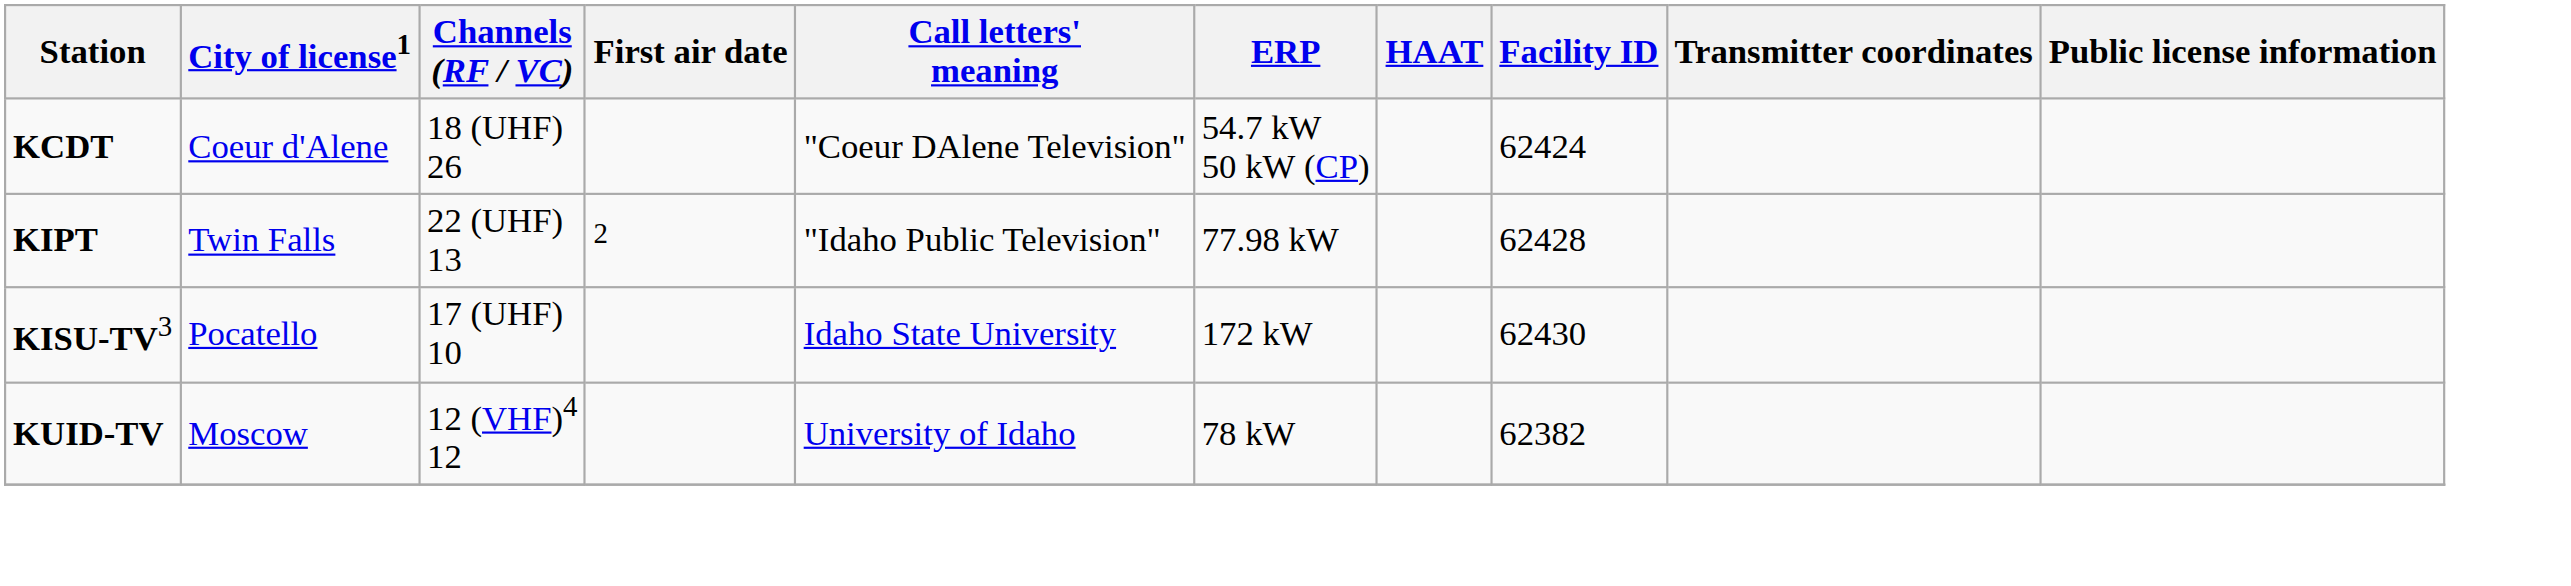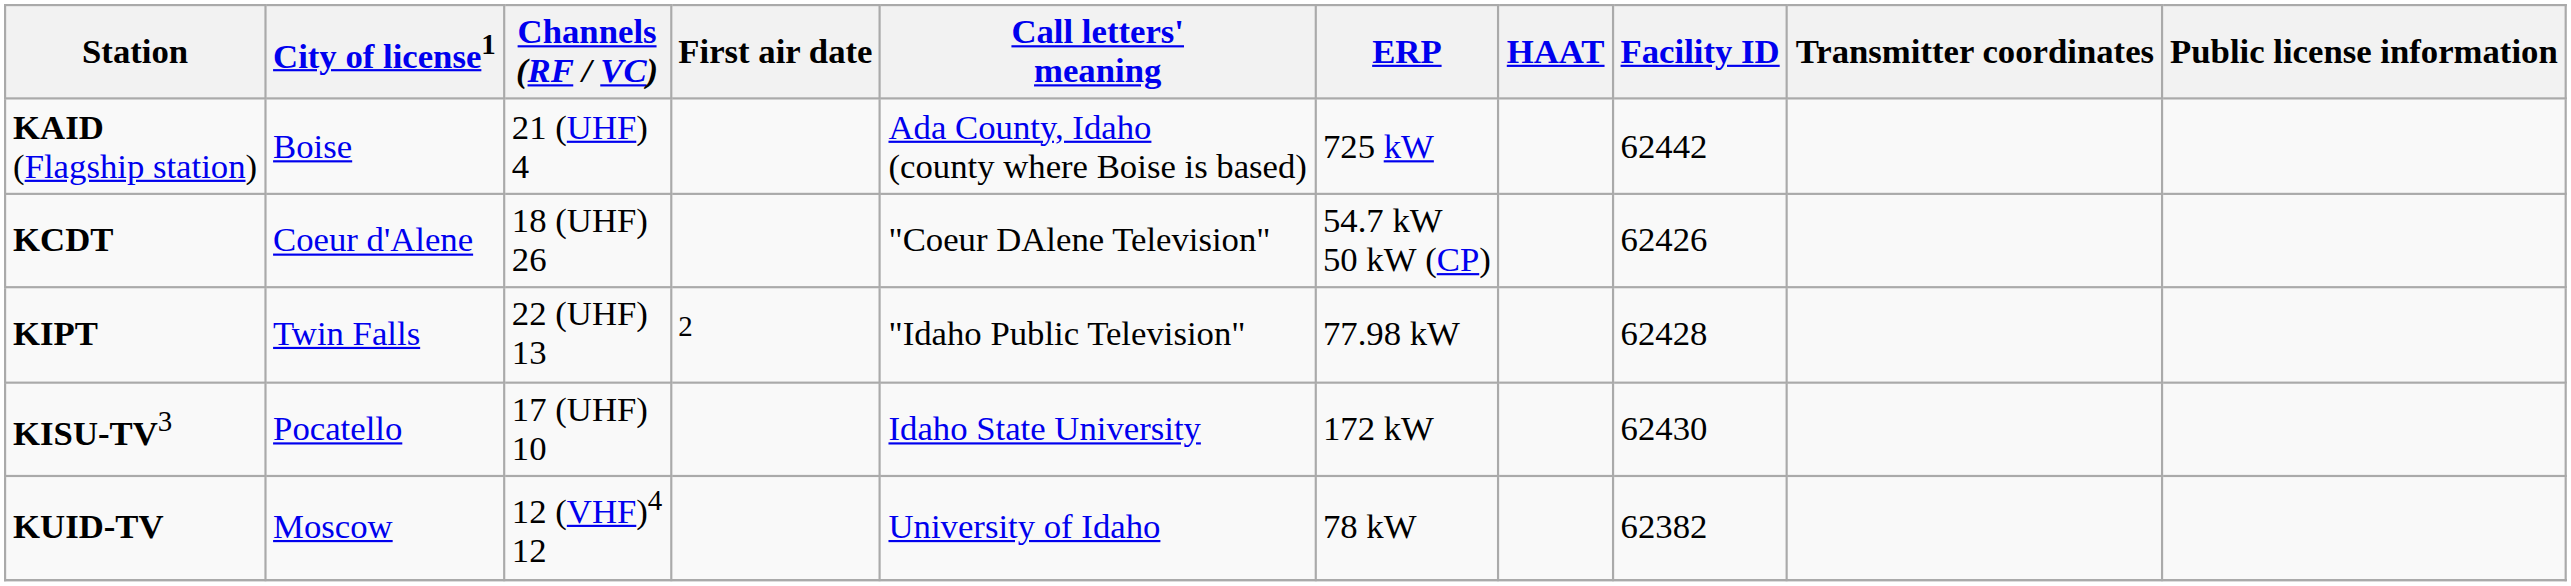+ row: (135, 145)
(1543, 145) 62424 -> (1664, 239) 62426
